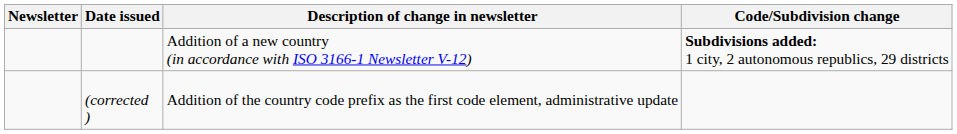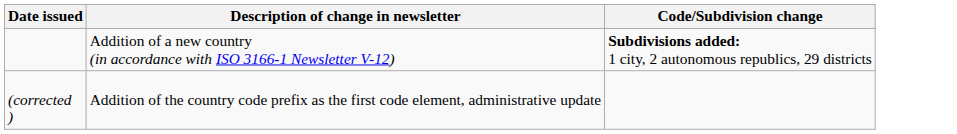- column: (43, 16)
